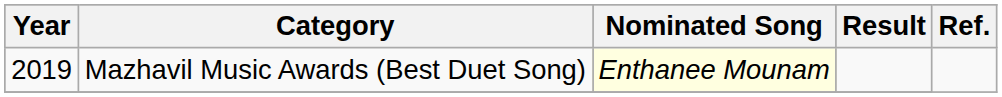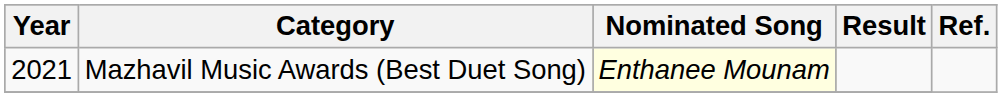(42, 69) 2019 -> (42, 69) 2021
